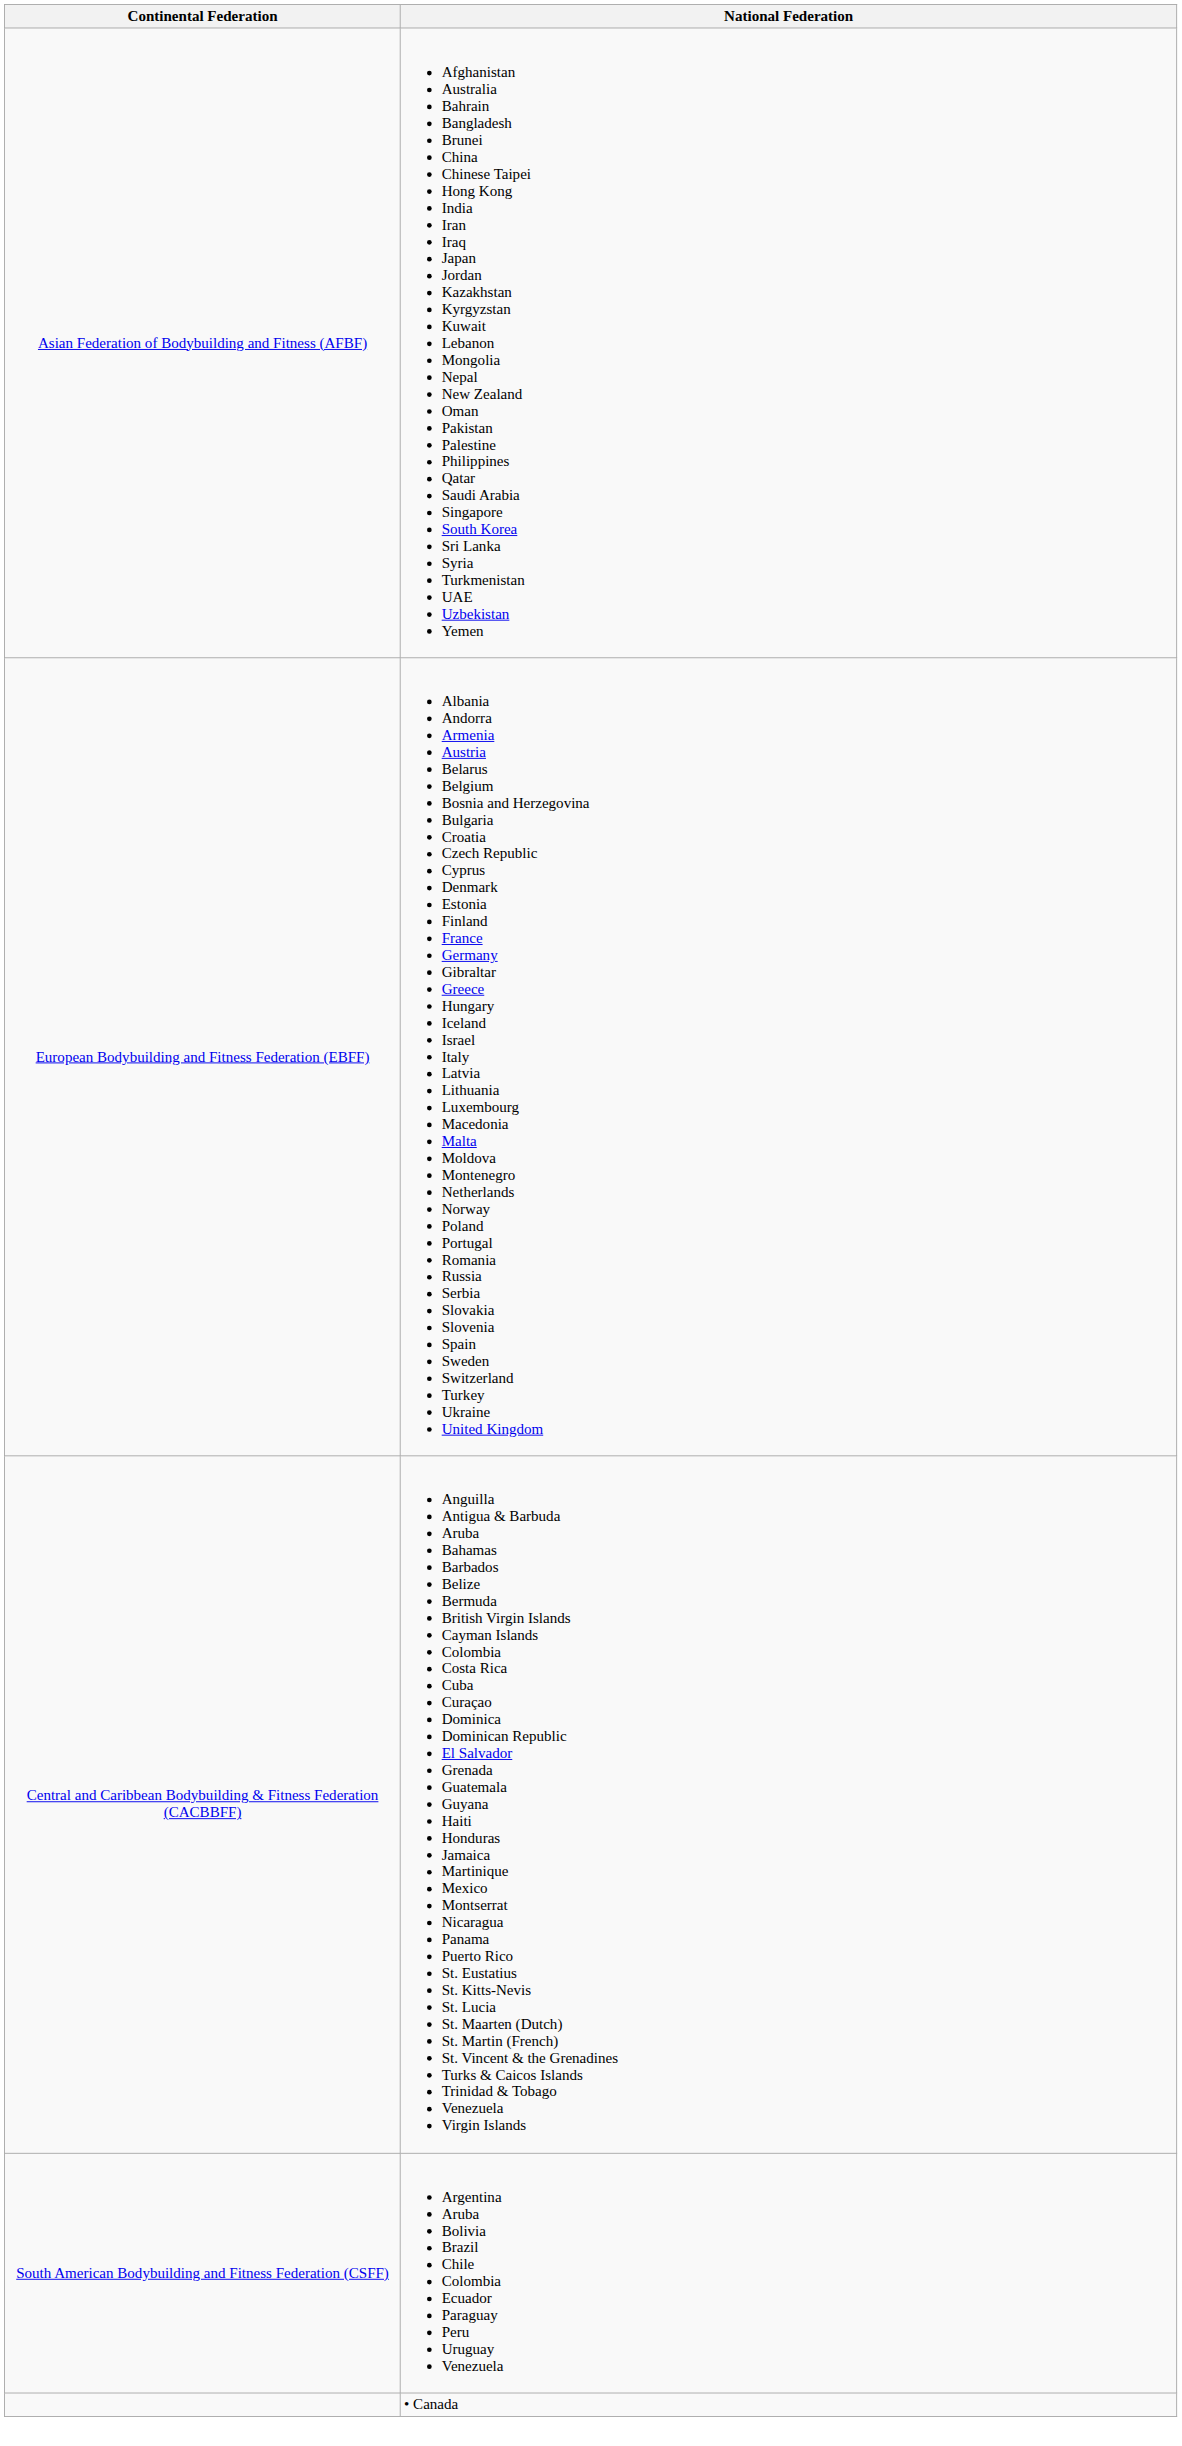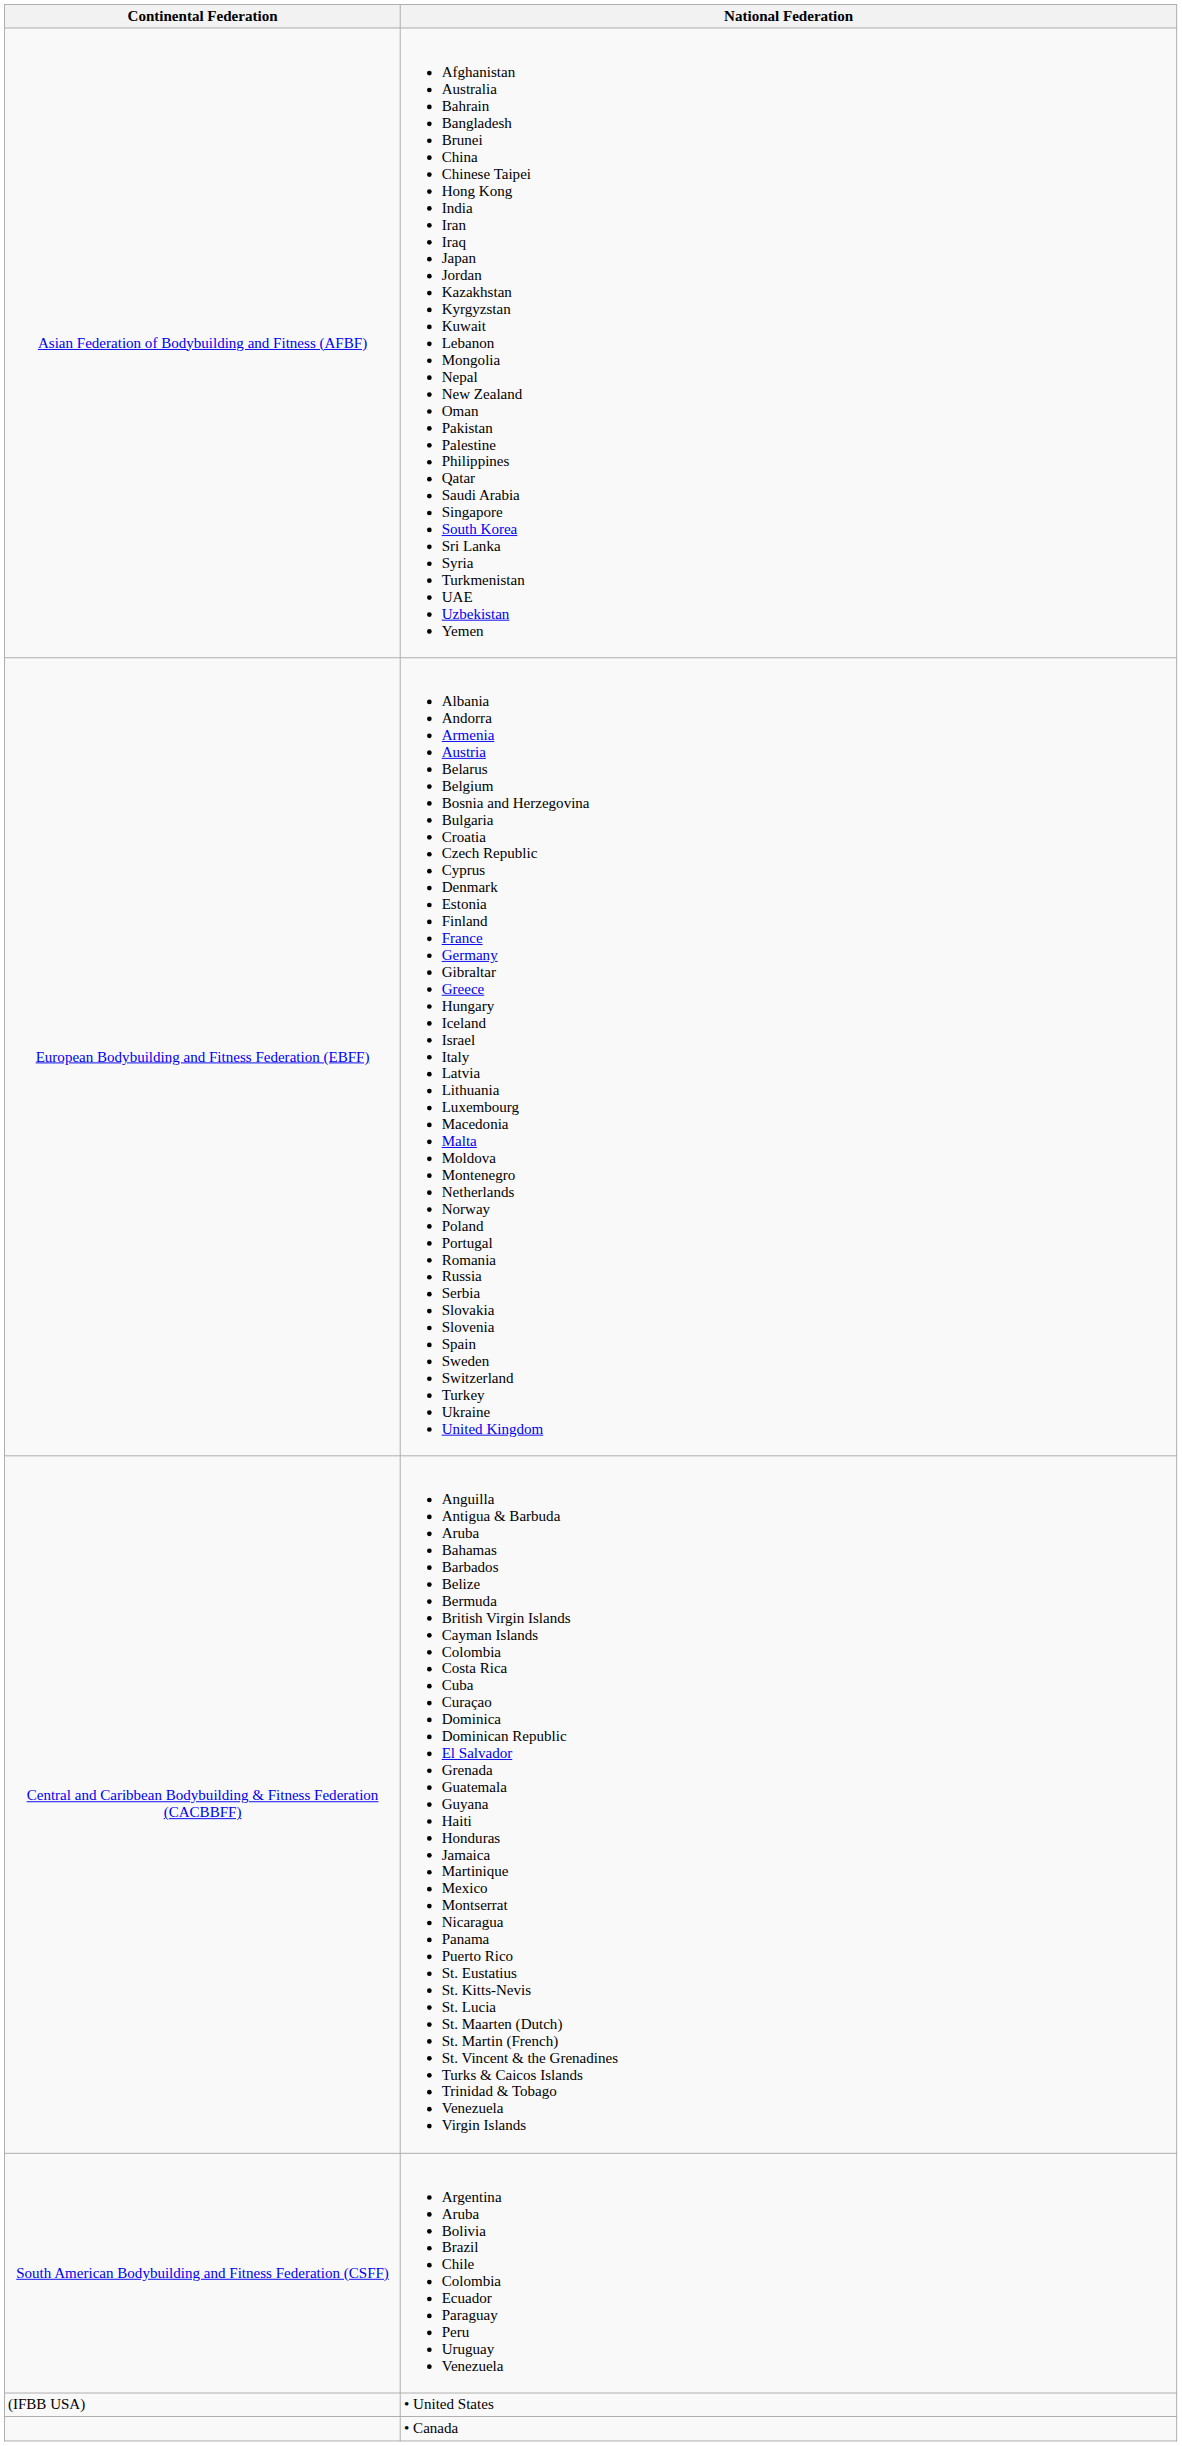+ row: (47, 2404)
